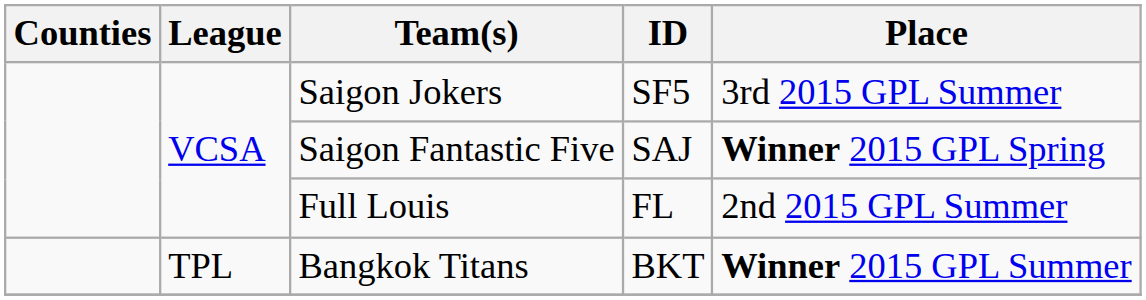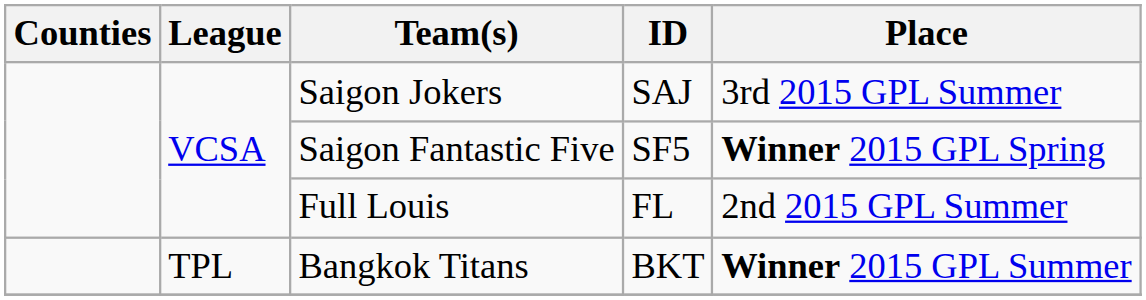(661, 91) SF5 -> (662, 91) SAJ
(662, 149) SAJ -> (661, 149) SF5
